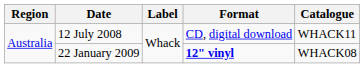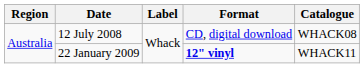(327, 33) WHACK11 -> (327, 33) WHACK08
(327, 53) WHACK08 -> (327, 53) WHACK11
